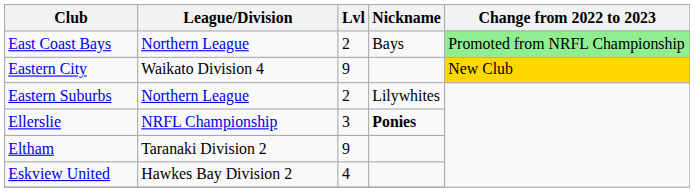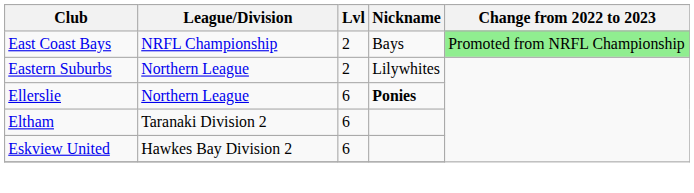(195, 44) Northern League -> (209, 44) NRFL Championship
- row: (48, 70)
(209, 122) NRFL Championship -> (195, 96) Northern League
(346, 122) 3 -> (346, 96) 6
(346, 148) 9 -> (346, 122) 6
(346, 174) 4 -> (346, 148) 6
